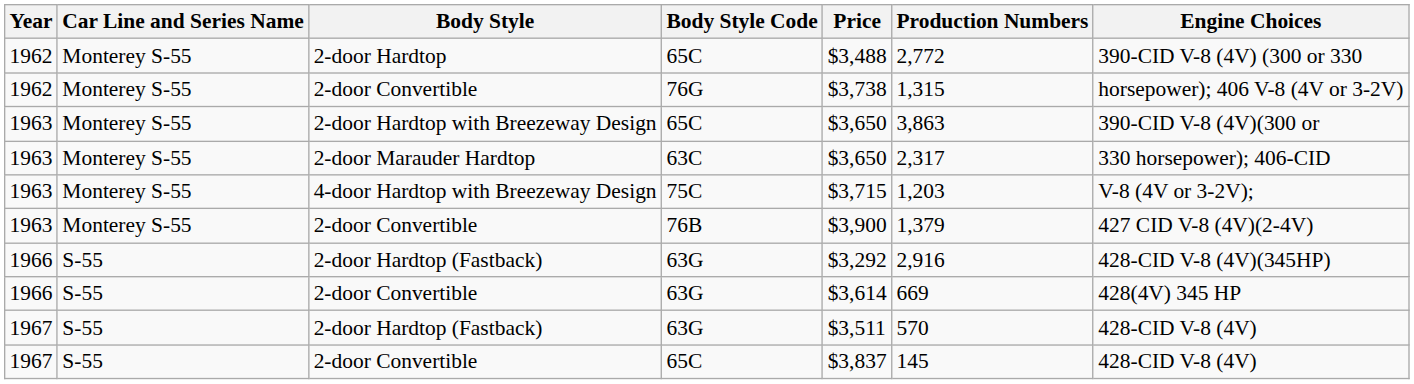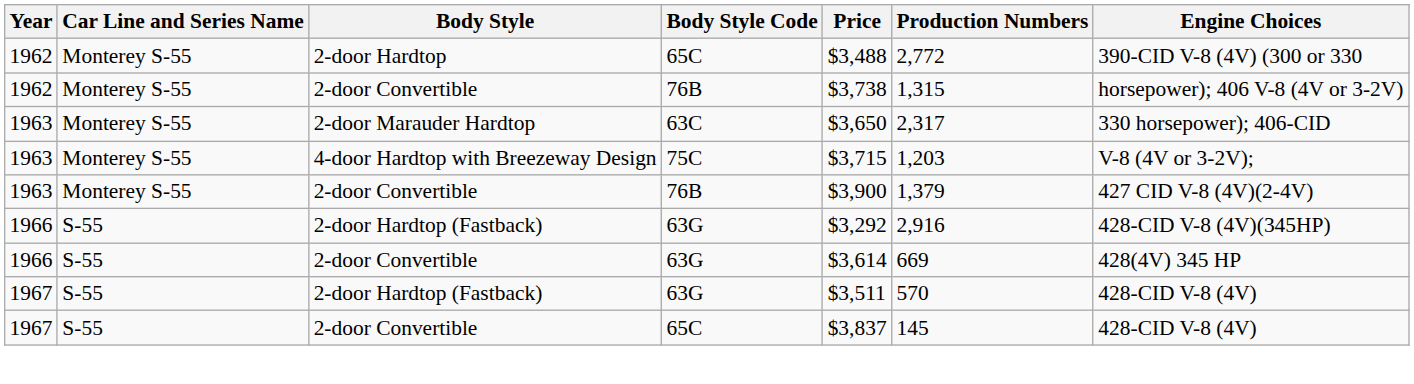(685, 89) 76G -> (684, 89) 76B
- row: (31, 123)
